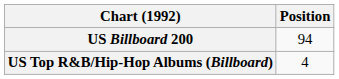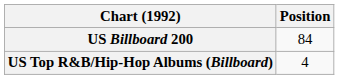(305, 39) 94 -> (305, 39) 84
